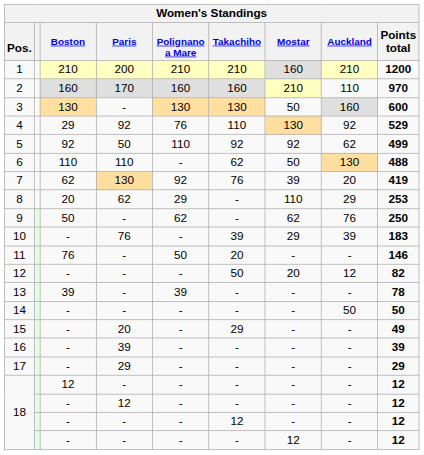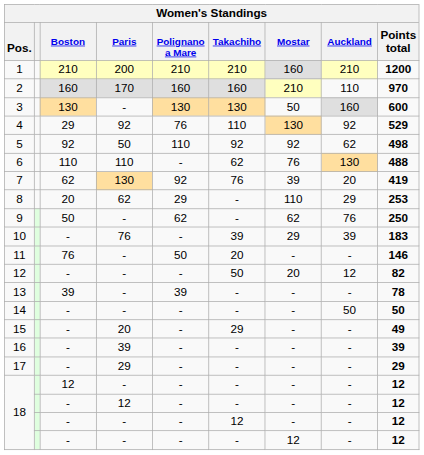(398, 143) 499 -> (398, 143) 498
(293, 162) 50 -> (293, 162) 76
